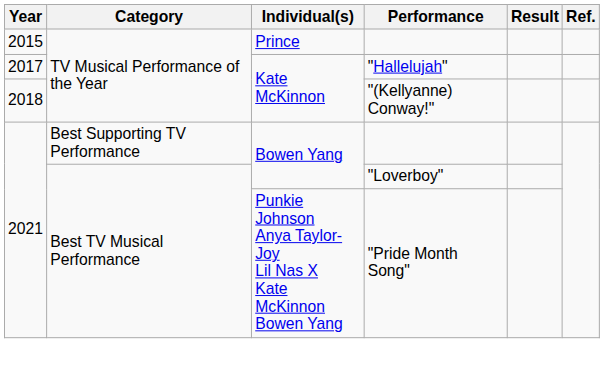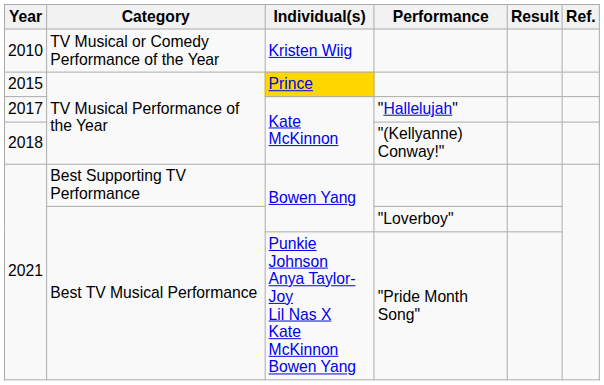+ row: (26, 50)
(277, 41) no background -> (291, 84) gold background
